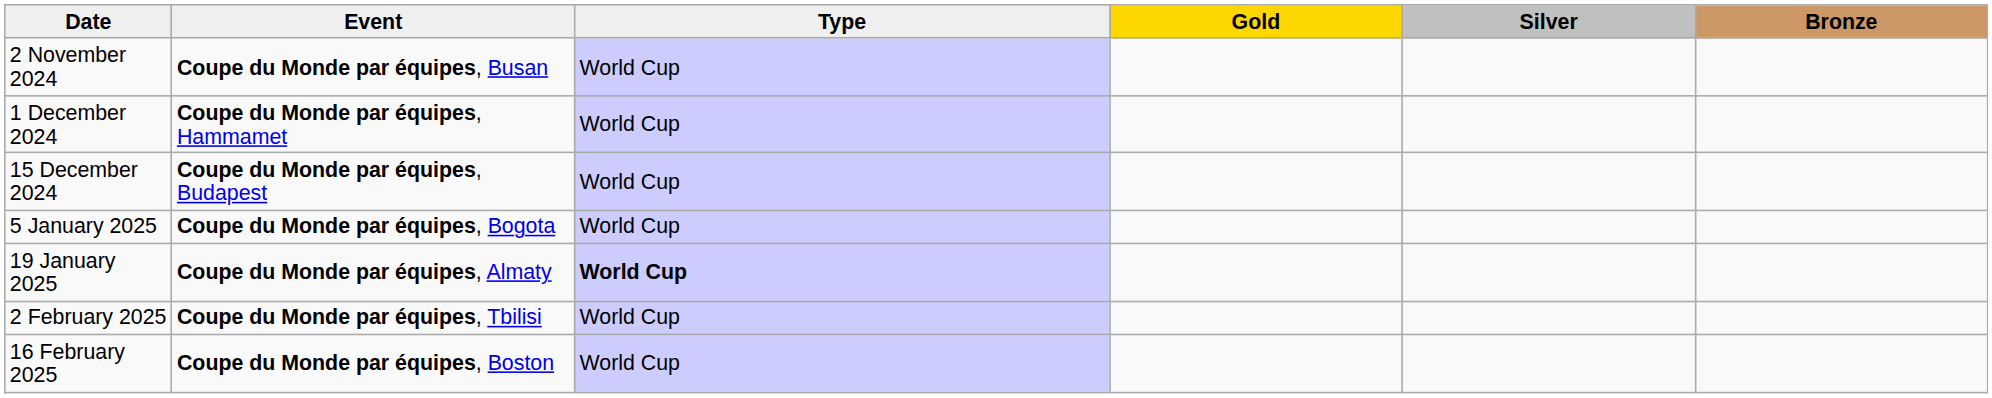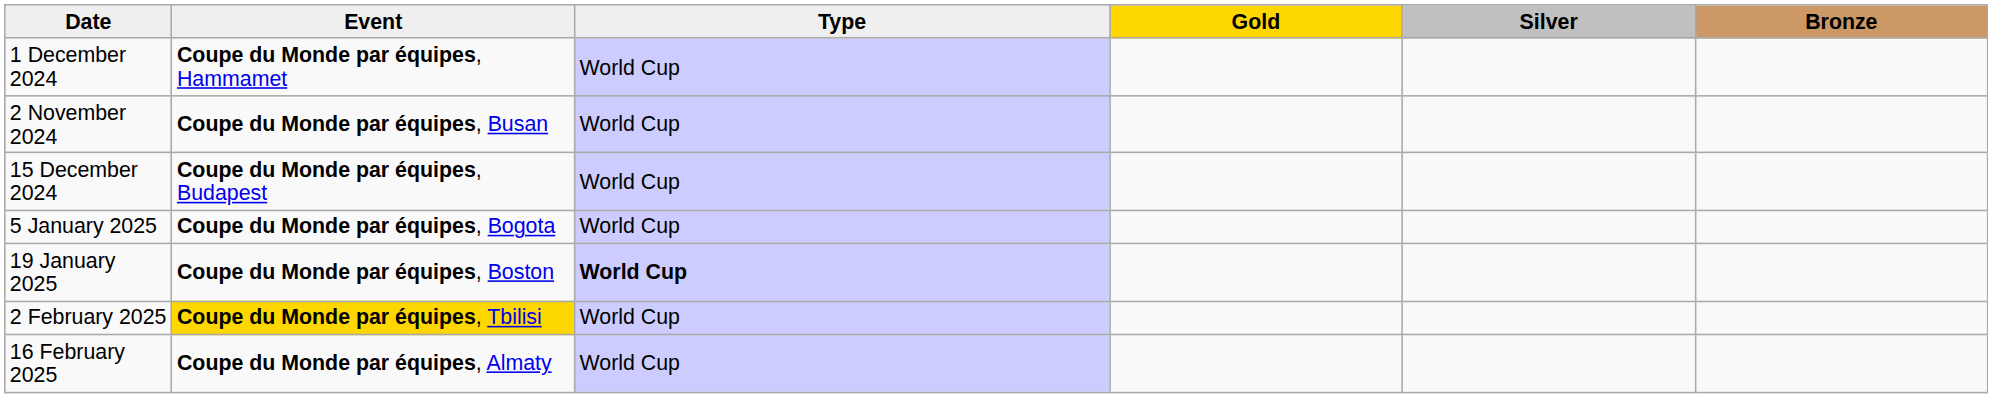rows swapped: (68, 67) <-> (68, 124)
(364, 272) Coupe du Monde par équipes, Almaty -> (366, 272) Coupe du Monde par équipes, Boston
(359, 317) no background -> (359, 317) gold background
(366, 363) Coupe du Monde par équipes, Boston -> (364, 363) Coupe du Monde par équipes, Almaty
